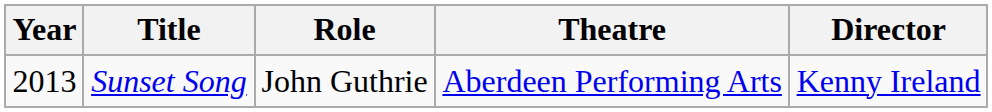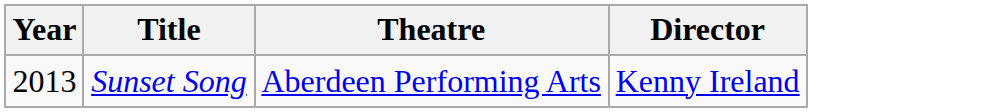- column: (345, 29)
